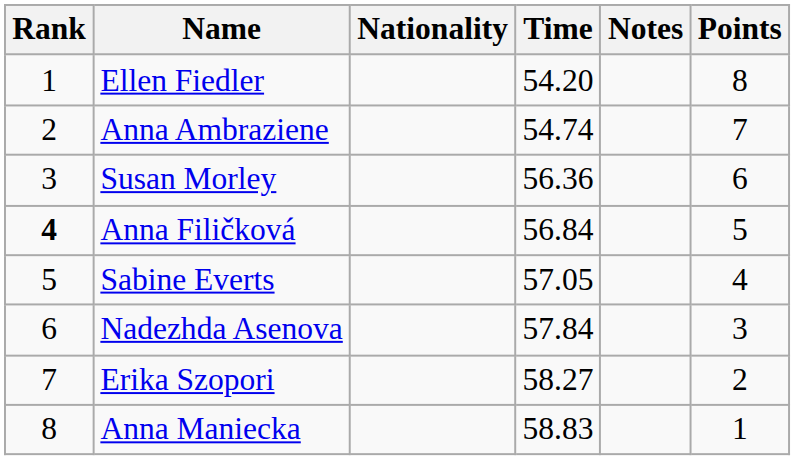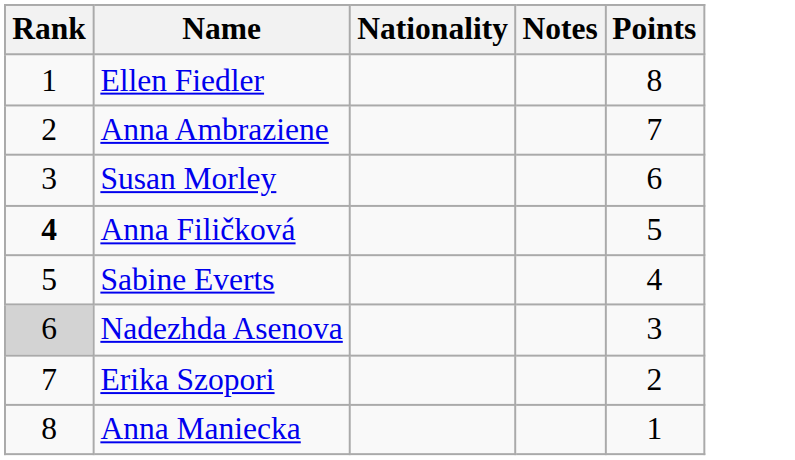- column: (558, 29)
(49, 329) no background -> (49, 329) lightgrey background
